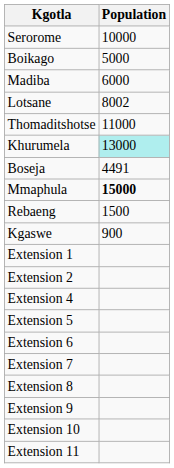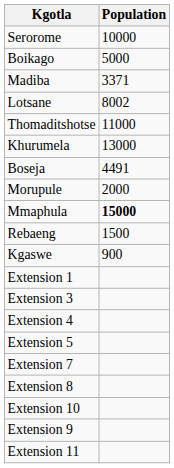(116, 80) 6000 -> (116, 80) 3371
(119, 146) paleturquoise background -> (119, 146) no background
+ row: (35, 189)
- row: (40, 277)
+ row: (40, 299)
- row: (40, 342)
rows swapped: (40, 408) <-> (44, 430)
